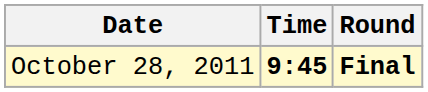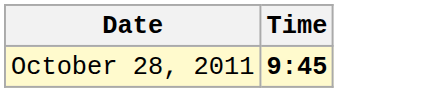- column: (377, 26)
